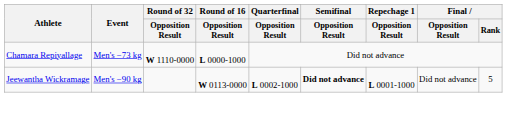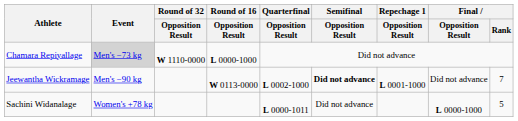(118, 55) no background -> (118, 55) lightgrey background
(490, 80) 5 -> (501, 80) 7
+ row: (41, 104)
